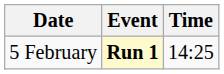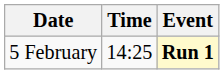columns swapped: (191, 20) <-> (133, 20)
